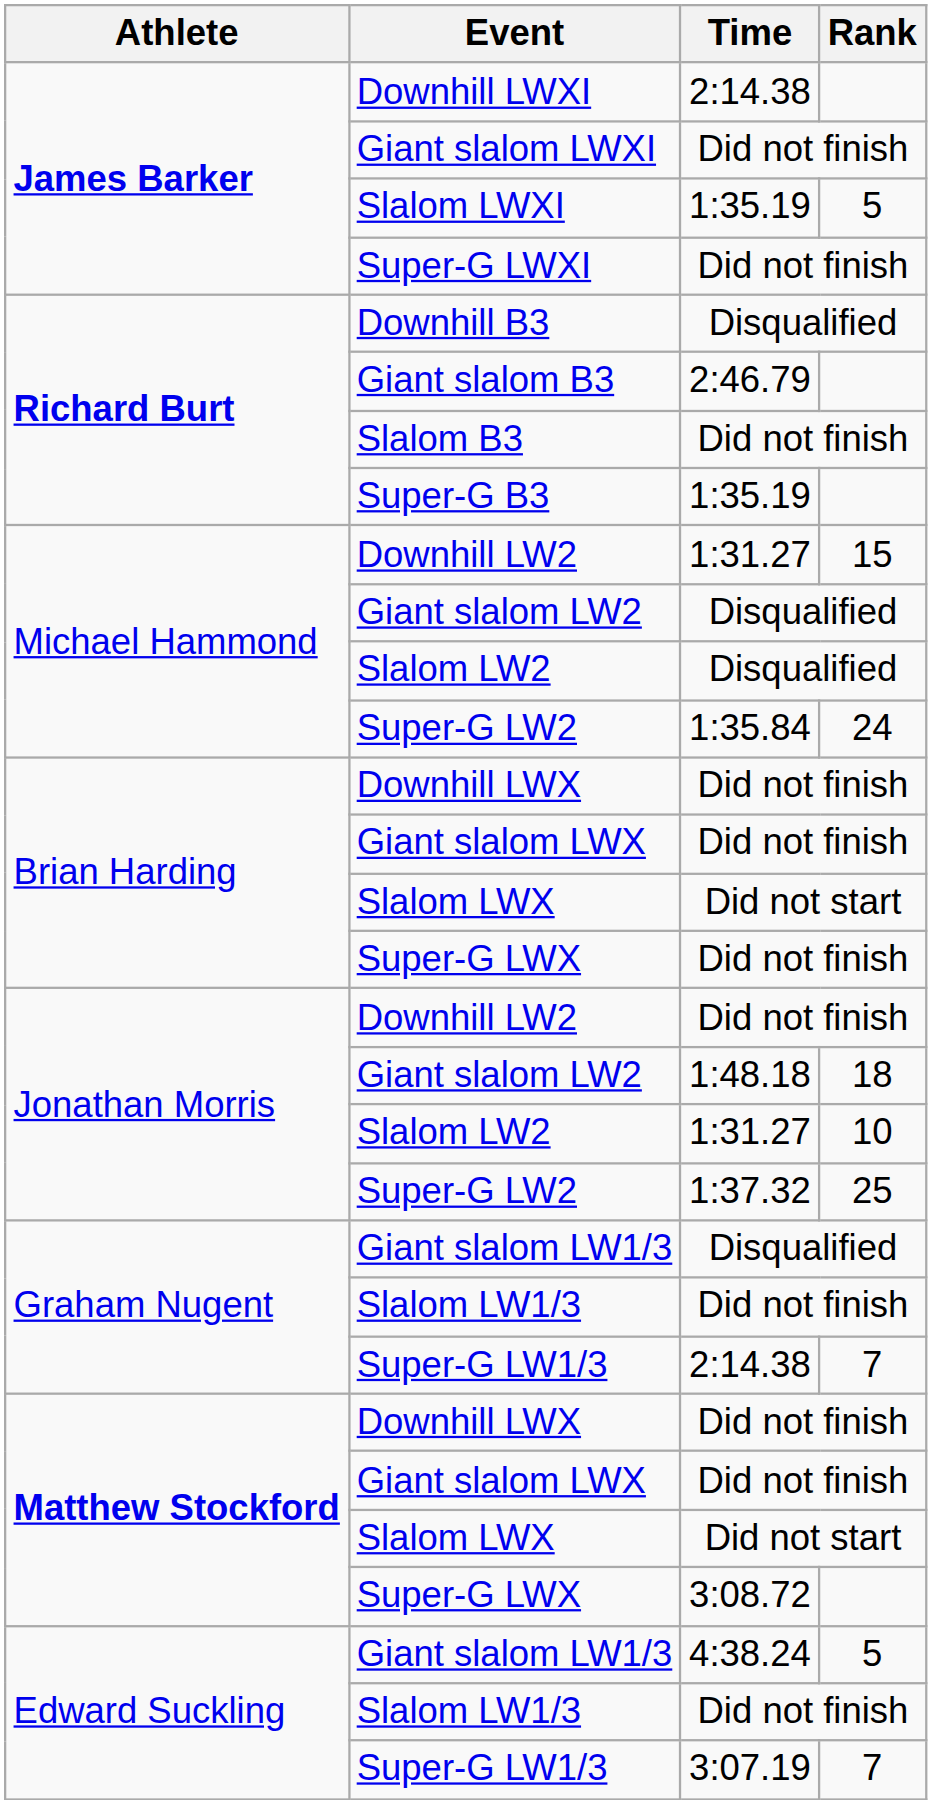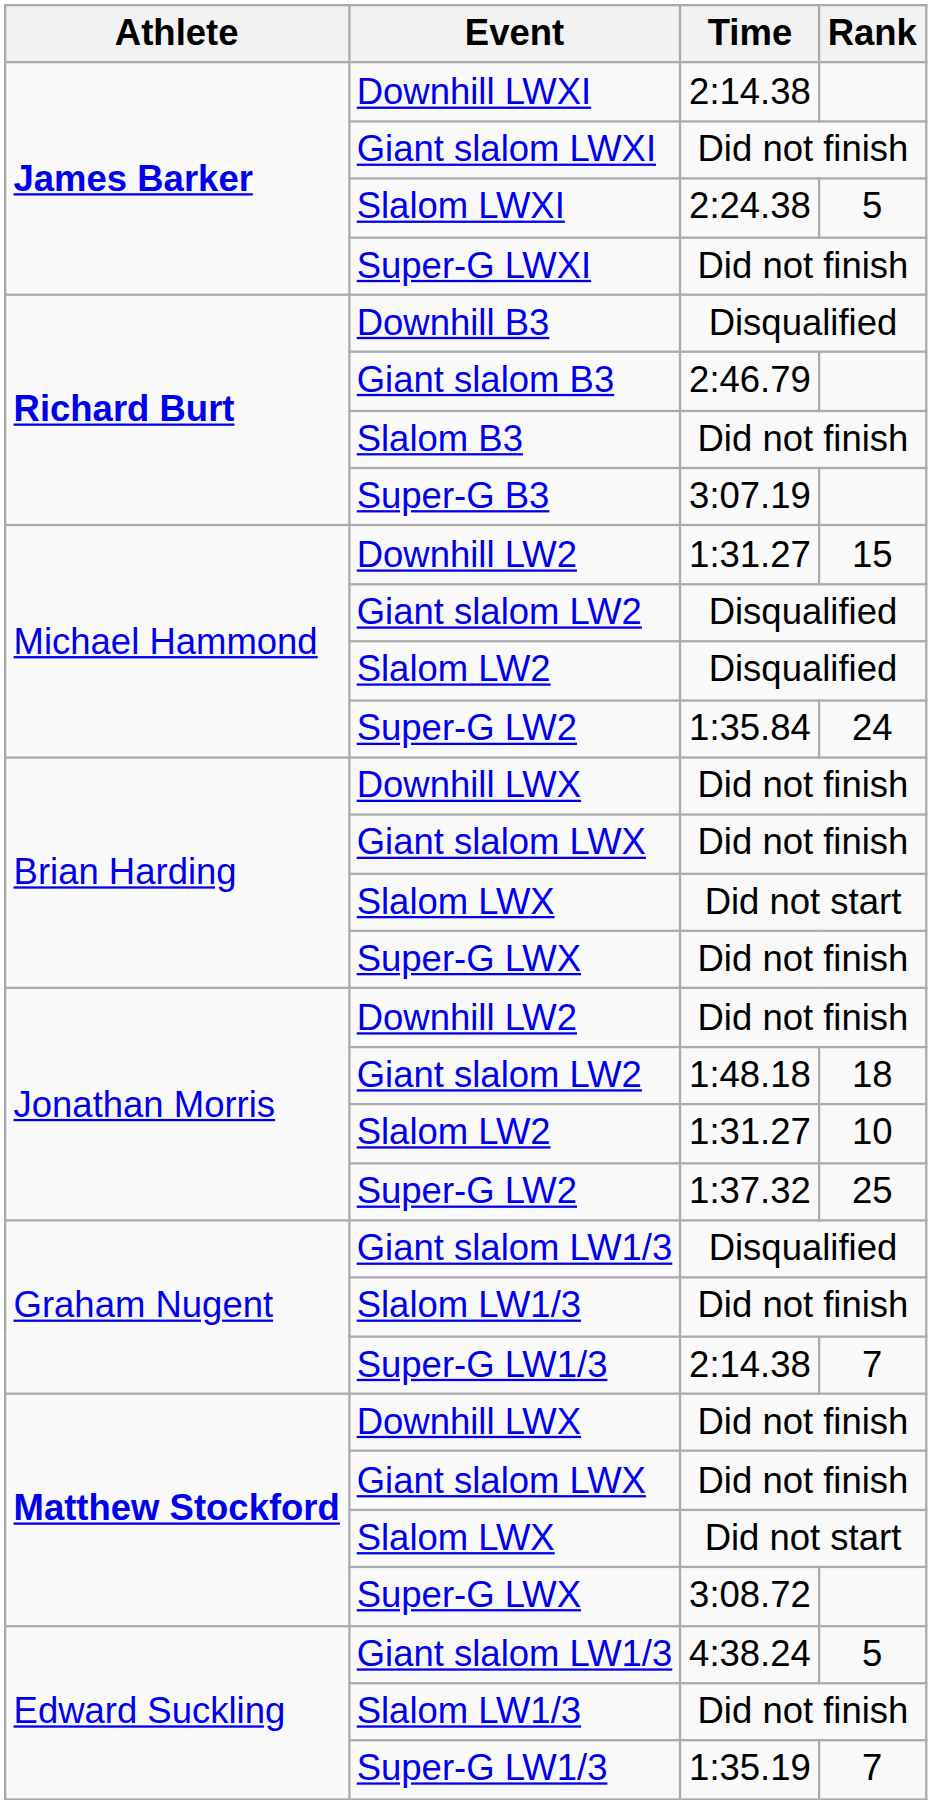(750, 206) 1:35.19 -> (750, 206) 2:24.38
(750, 496) 1:35.19 -> (750, 496) 3:07.19
(750, 1769) 3:07.19 -> (750, 1769) 1:35.19
